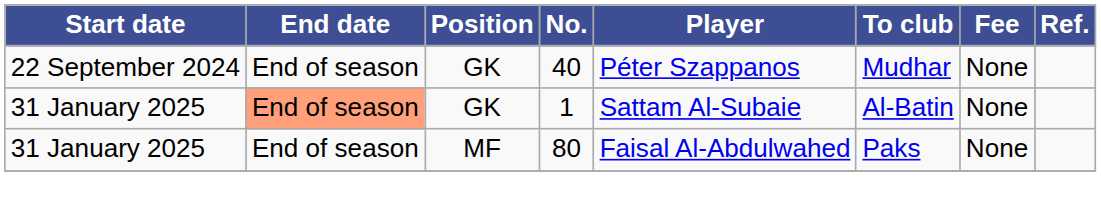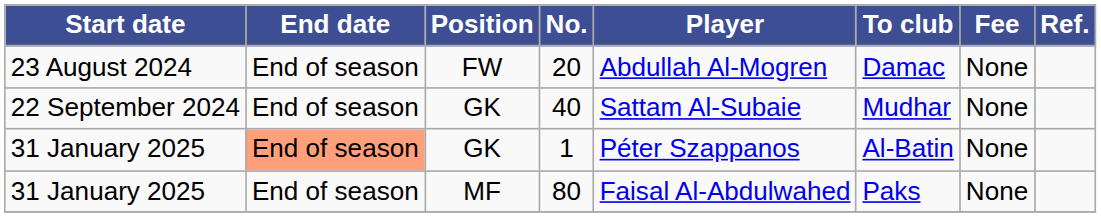+ row: (567, 66)
(700, 66) Péter Szappanos -> (700, 107) Sattam Al-Subaie
(700, 107) Sattam Al-Subaie -> (700, 149) Péter Szappanos
